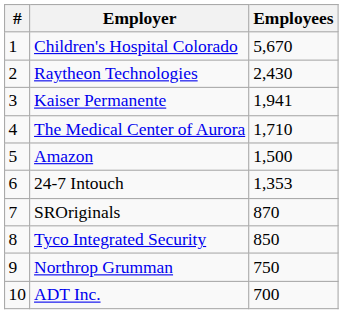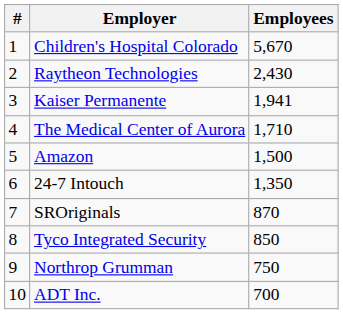(273, 184) 1,353 -> (273, 184) 1,350
